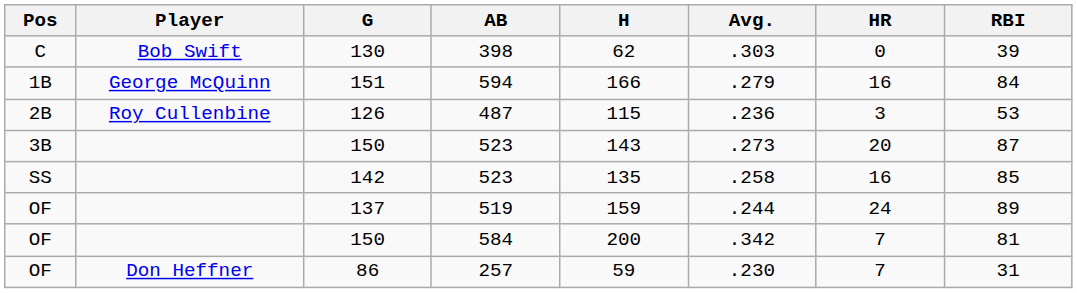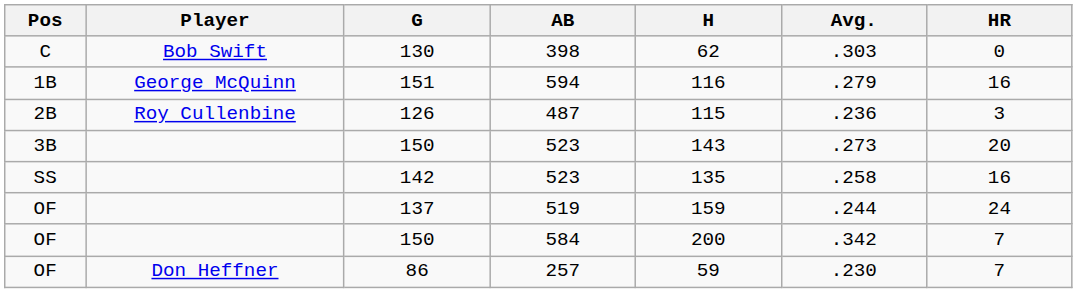- column: (1008, 20)
(624, 83) 166 -> (708, 83) 116
